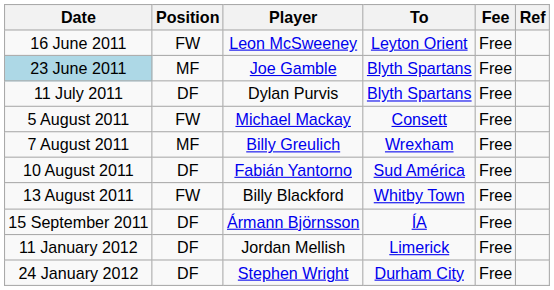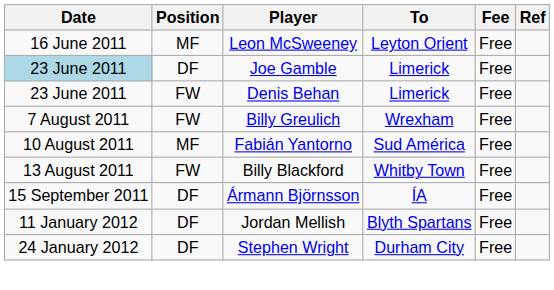(188, 43) FW -> (188, 43) MF
(188, 68) MF -> (188, 68) DF
(419, 68) Blyth Spartans -> (419, 68) Limerick
+ row: (293, 94)
- row: (293, 94)
- row: (293, 119)
(188, 145) MF -> (188, 119) FW
(188, 171) DF -> (188, 145) MF
(419, 247) Limerick -> (419, 222) Blyth Spartans
